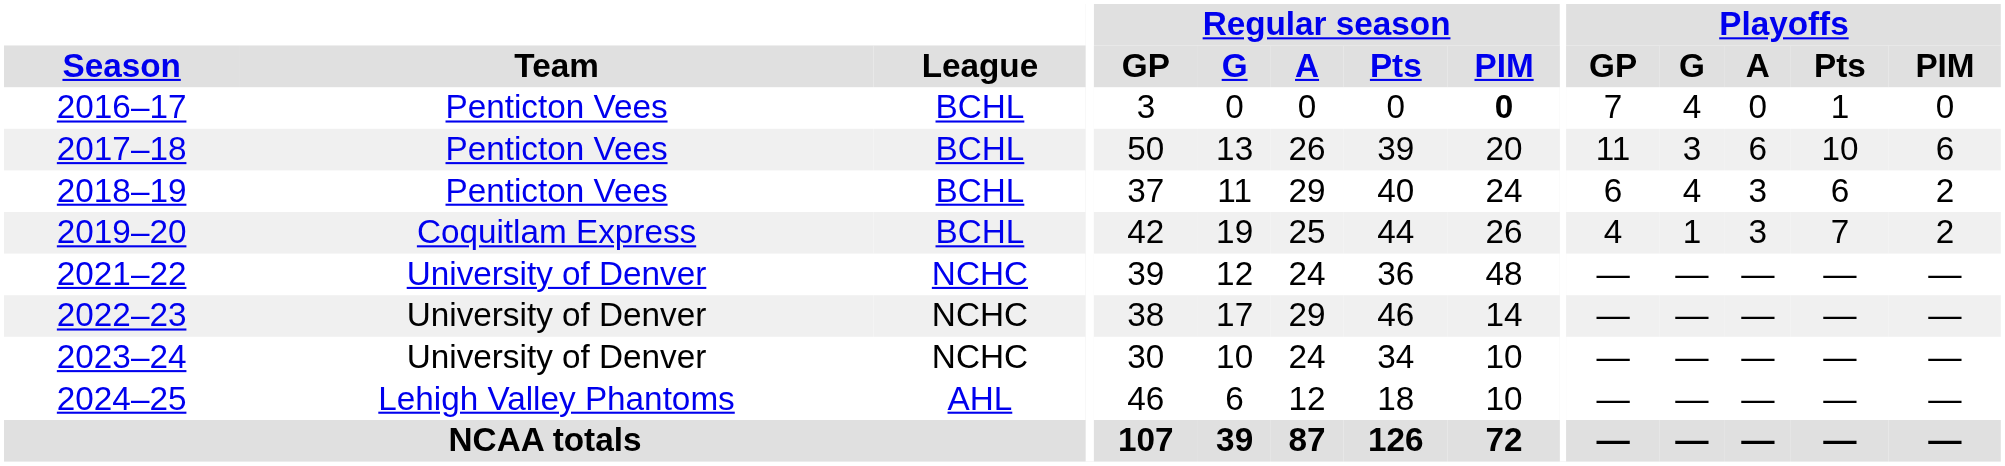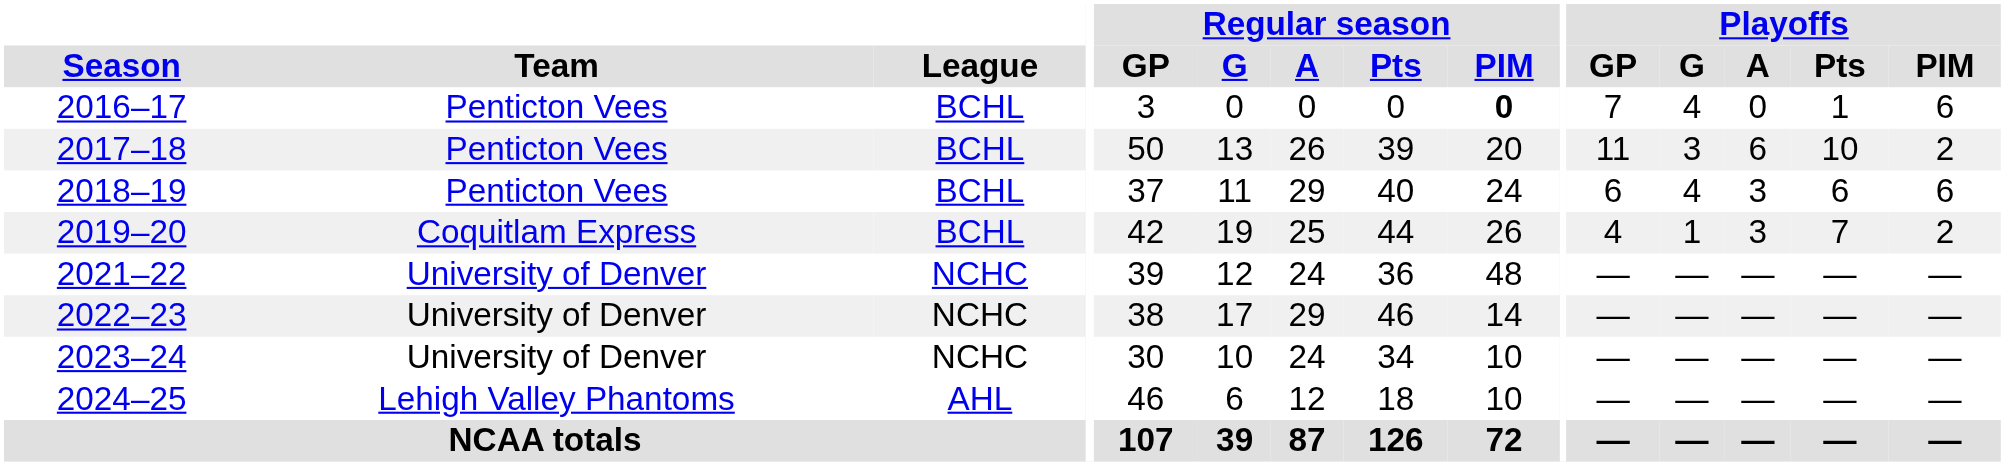(1945, 107) 0 -> (1945, 107) 6
(1945, 149) 6 -> (1945, 149) 2
(1945, 190) 2 -> (1945, 190) 6
